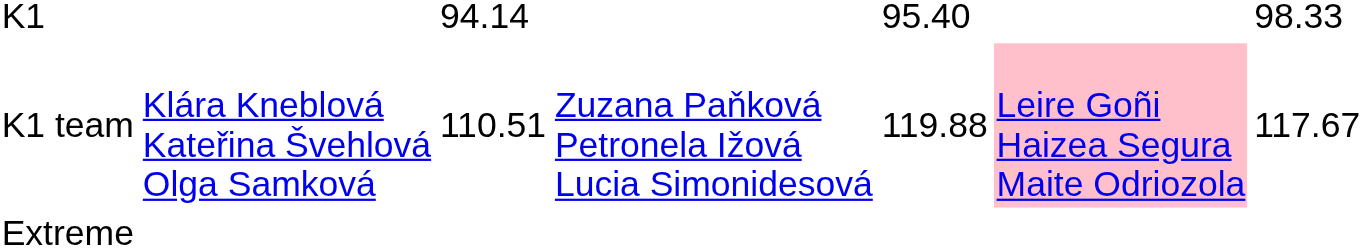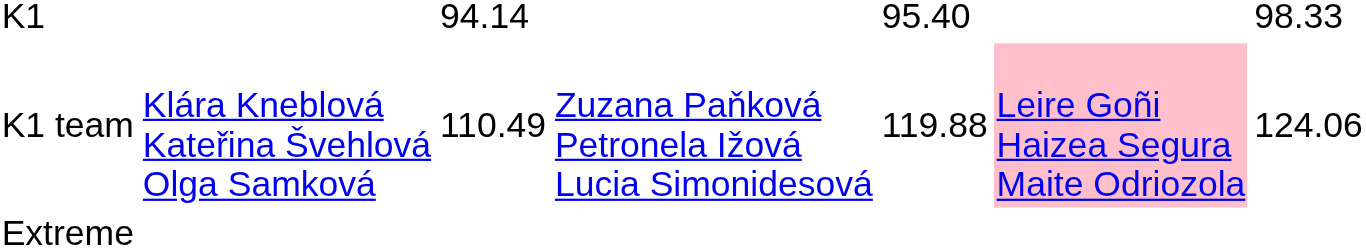(493, 124) 110.51 -> (493, 124) 110.49
(1307, 124) 117.67 -> (1309, 124) 124.06
